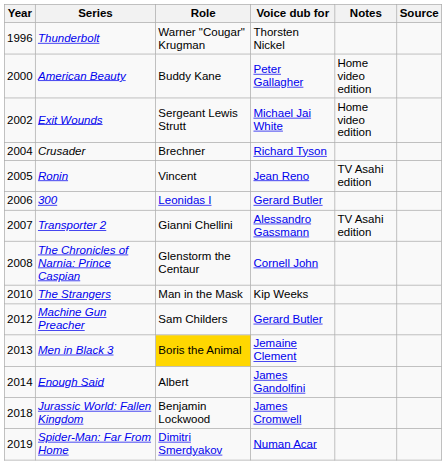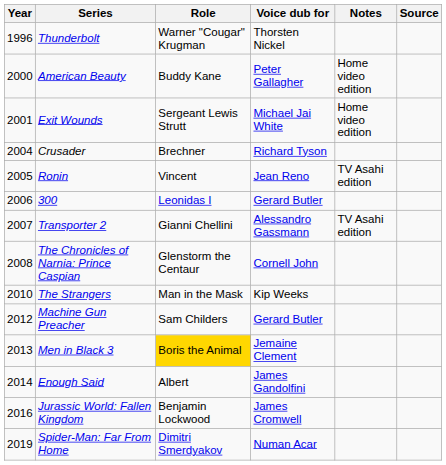(20, 120) 2002 -> (20, 120) 2001
(20, 413) 2018 -> (20, 413) 2016
